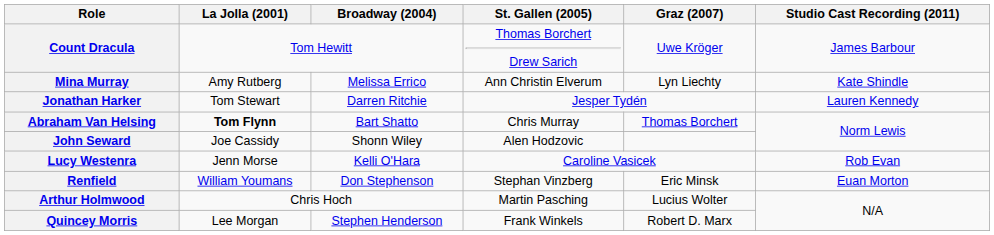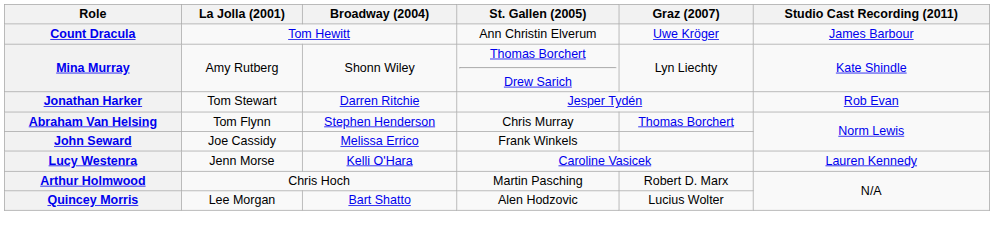(543, 48) Thomas Borchert Drew Sarich -> (538, 34) Ann Christin Elverum
(387, 82) Melissa Errico -> (380, 68) Shonn Wiley
(543, 82) Ann Christin Elverum -> (538, 68) Thomas Borchert Drew Sarich
(873, 101) Lauren Kennedy -> (871, 101) Rob Evan
(245, 121) bold -> (242, 121) normal
(387, 121) Bart Shatto -> (380, 121) Stephen Henderson
(387, 141) Shonn Wiley -> (380, 141) Melissa Errico
(543, 141) Alen Hodzovic -> (538, 141) Frank Winkels
(873, 161) Rob Evan -> (871, 161) Lauren Kennedy
- row: (92, 181)
(690, 200) Lucius Wolter -> (686, 181) Robert D. Marx
(387, 220) Stephen Henderson -> (380, 200) Bart Shatto
(543, 220) Frank Winkels -> (538, 200) Alen Hodzovic
(690, 220) Robert D. Marx -> (686, 200) Lucius Wolter
